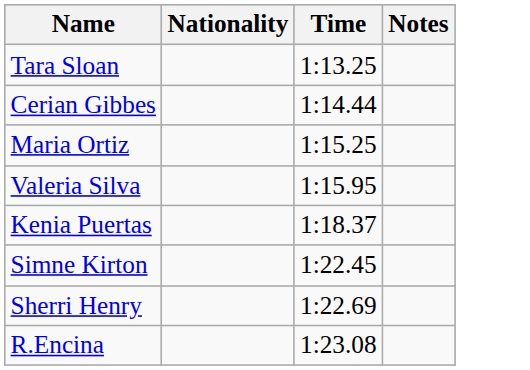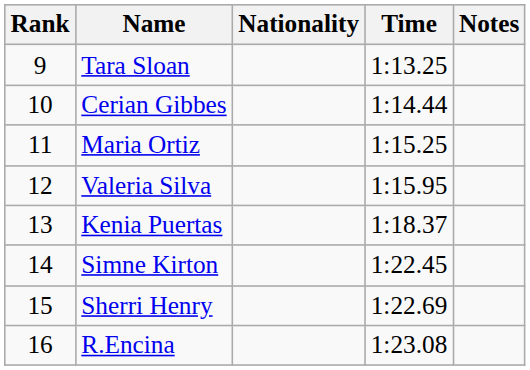+ column: (40, 24)
